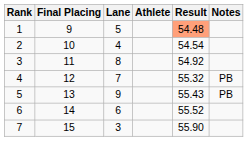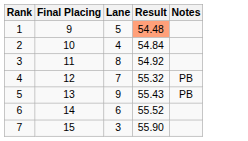- column: (153, 12)
(191, 45) 54.54 -> (151, 45) 54.84
